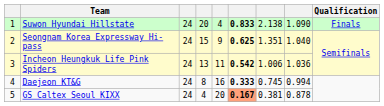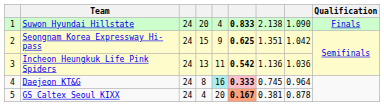(298, 42) 1.040 -> (298, 42) 1.042
(270, 64) 1.006 -> (270, 64) 1.136
(220, 82) no background -> (220, 82) paleturquoise background
(242, 82) no background -> (242, 82) pink background
(298, 82) 0.994 -> (298, 82) 0.964
